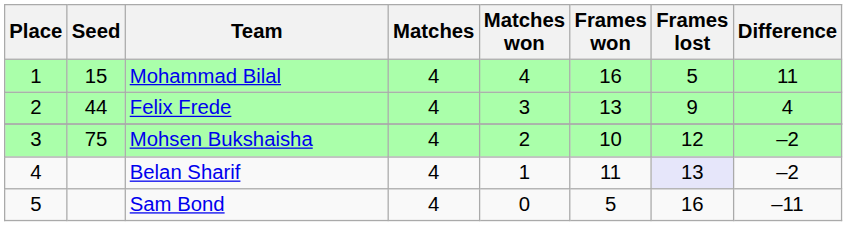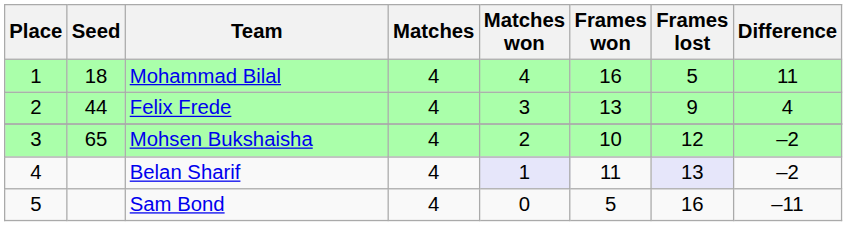(96, 75) 15 -> (96, 75) 18
(96, 140) 75 -> (96, 140) 65
(524, 172) no background -> (524, 172) lavender background
